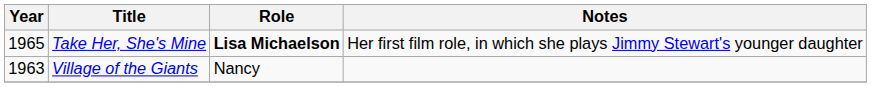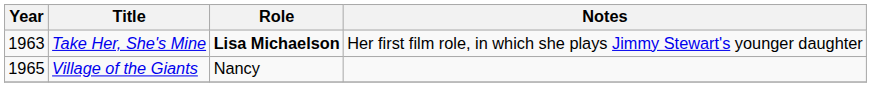(26, 43) 1965 -> (26, 43) 1963
(26, 69) 1963 -> (26, 69) 1965
